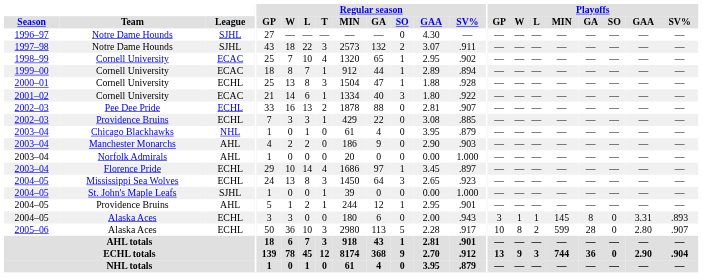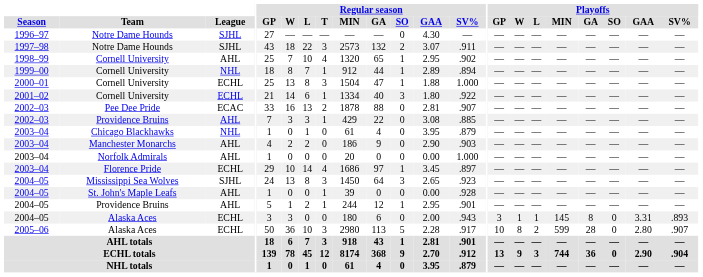(230, 59) ECAC -> (230, 59) AHL
(230, 71) ECAC -> (230, 71) NHL
(467, 83) .928 -> (467, 83) 1.000
(230, 95) ECAC -> (230, 95) ECHL
(230, 107) ECHL -> (230, 107) ECAC
(230, 120) ECHL -> (230, 120) AHL
(230, 181) ECHL -> (230, 181) SJHL
(230, 193) SJHL -> (230, 193) AHL
(467, 193) 1.000 -> (467, 193) .928
